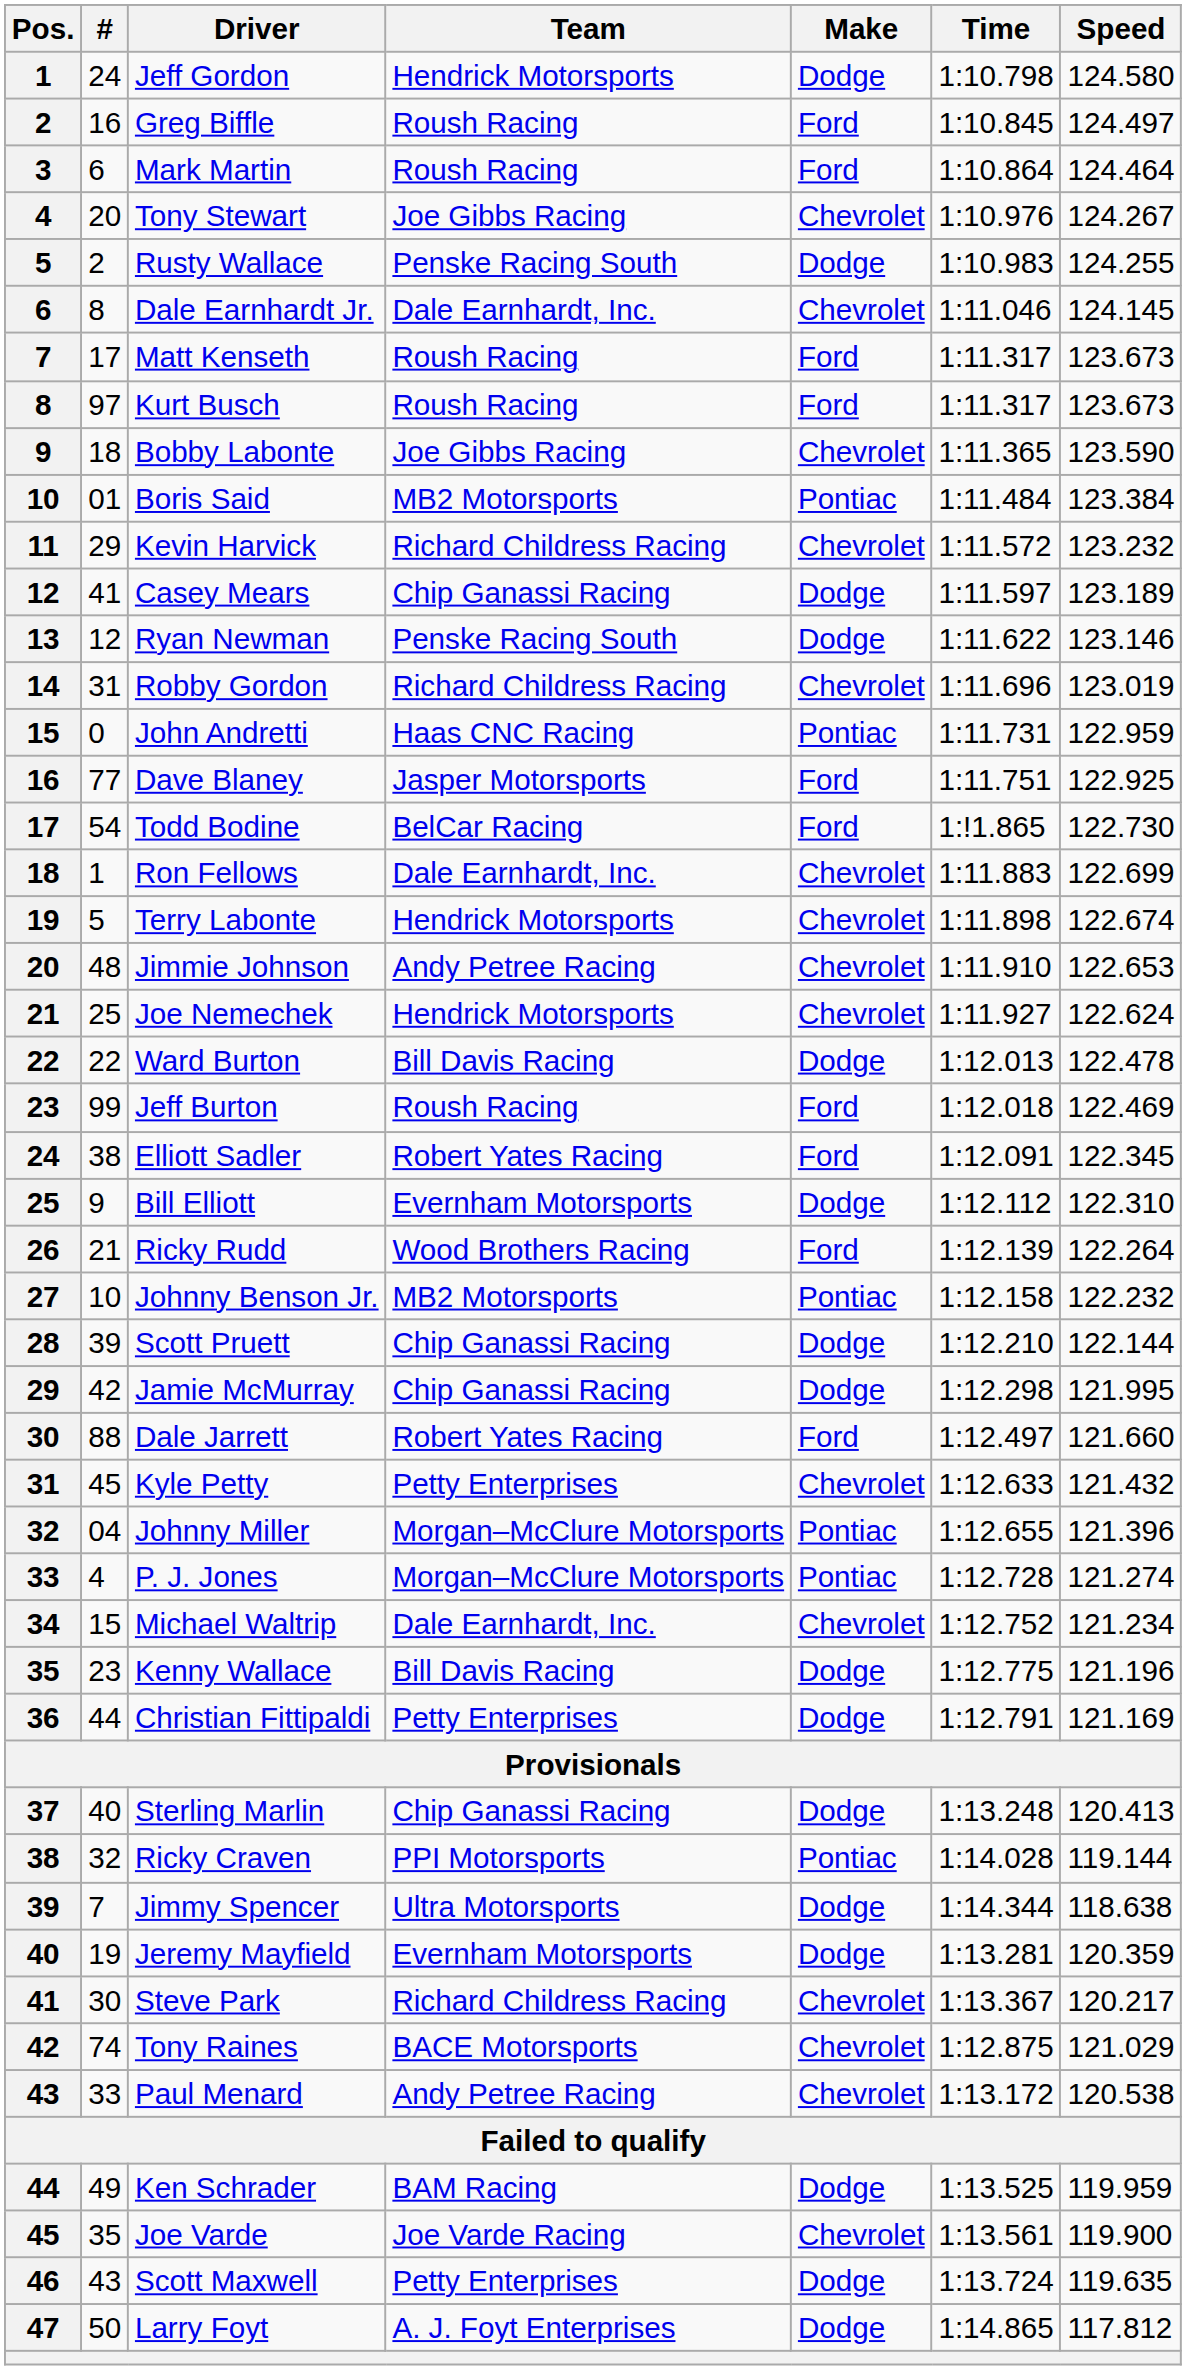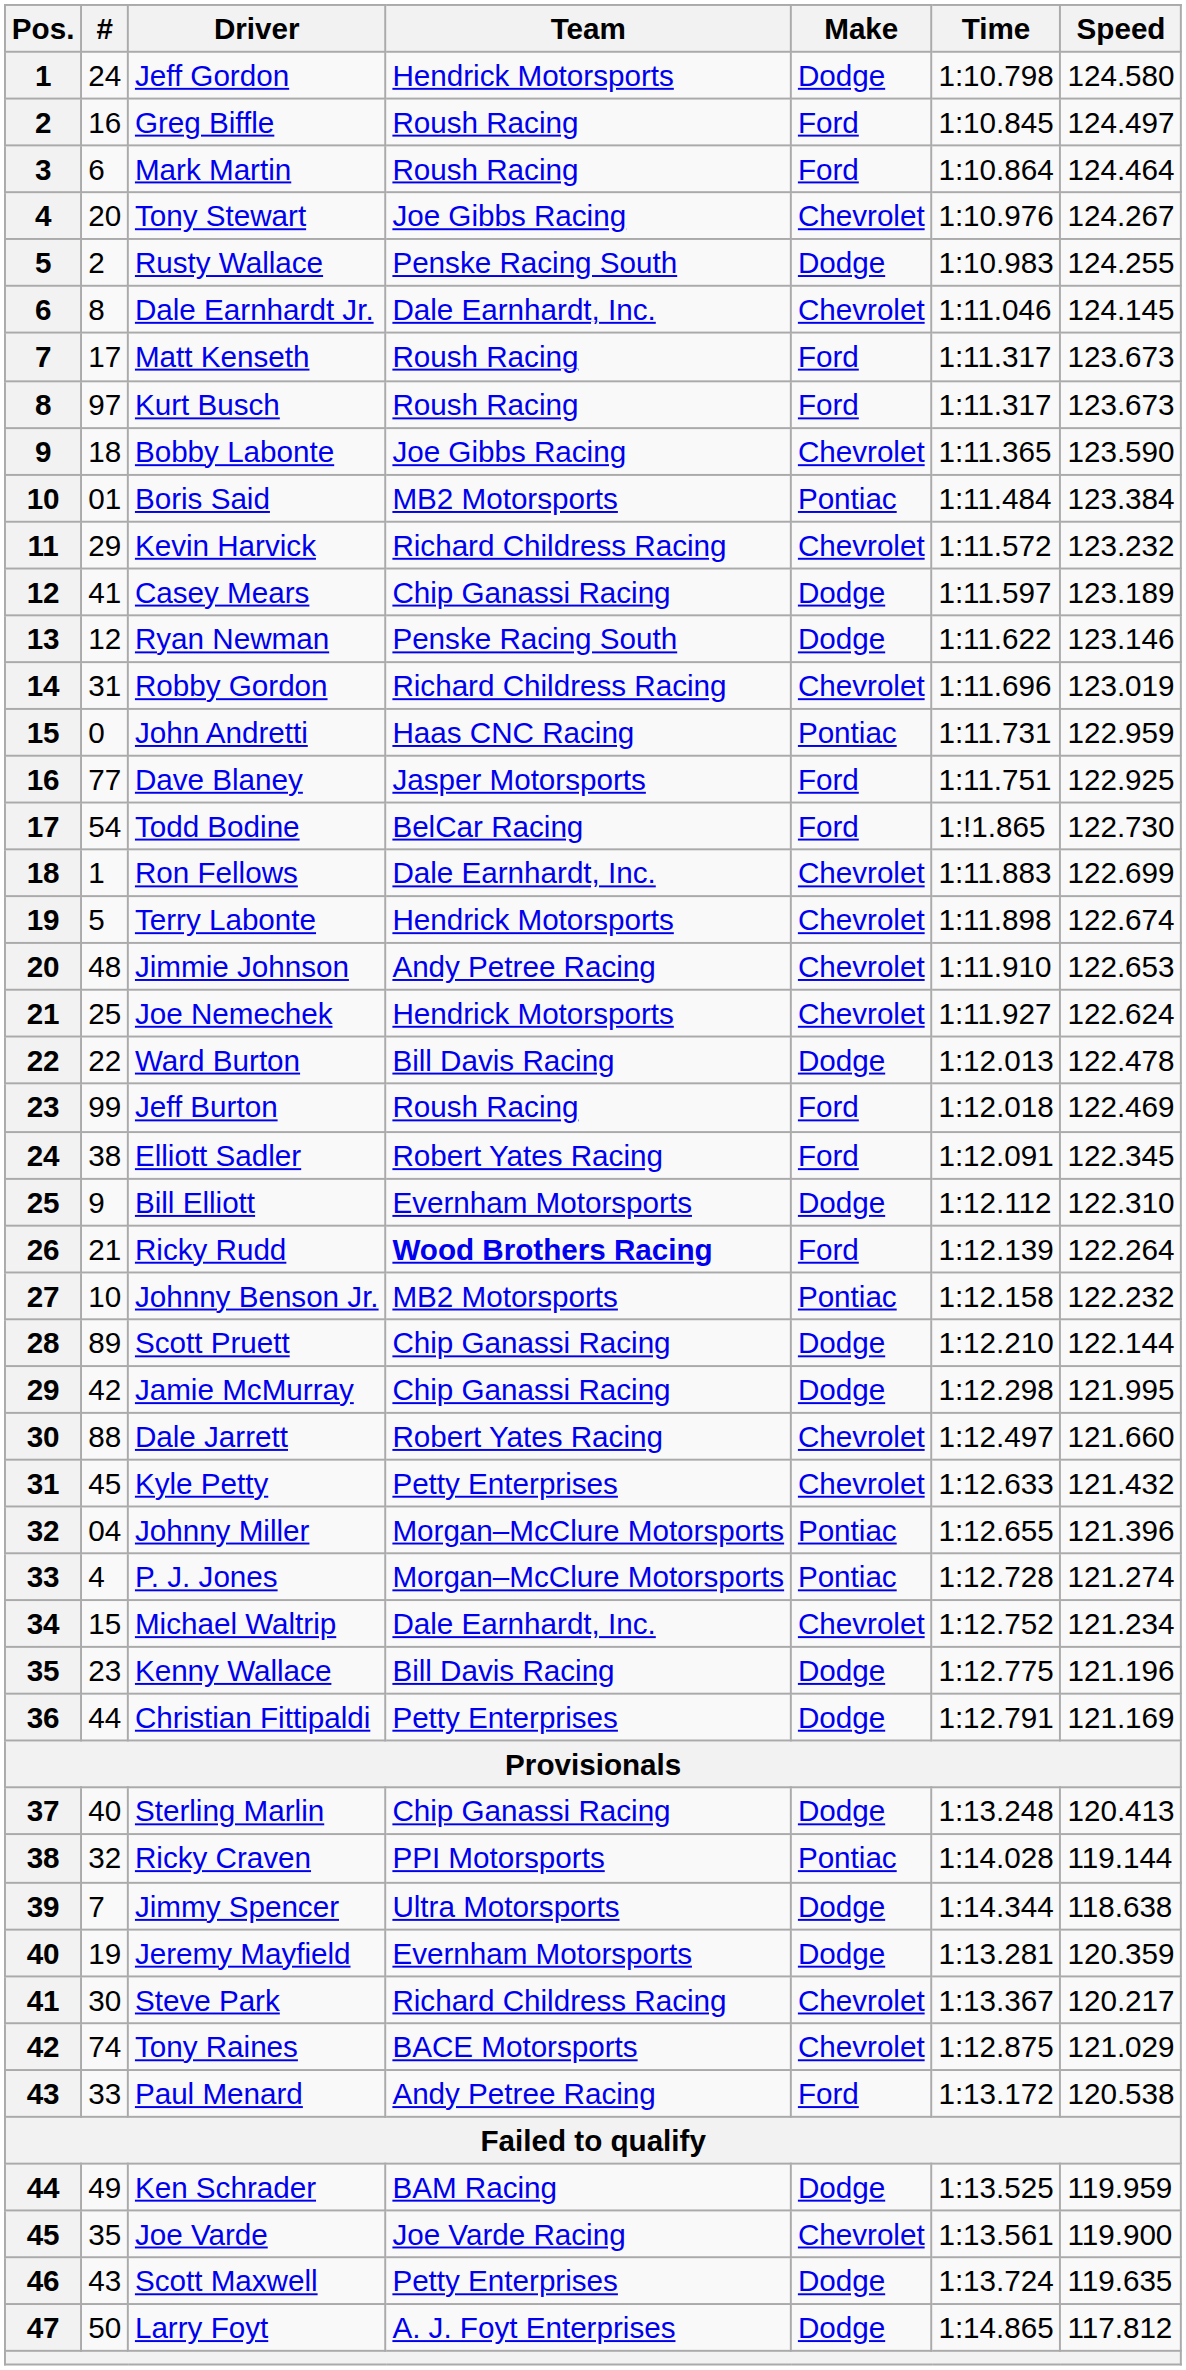(541, 1249) normal -> (553, 1249) bold
(105, 1342) 39 -> (105, 1342) 89
(828, 1436) Ford -> (861, 1436) Chevrolet
(861, 2093) Chevrolet -> (828, 2093) Ford
